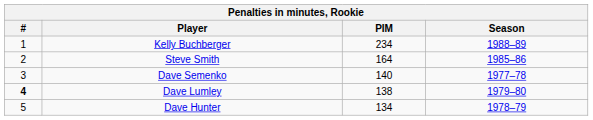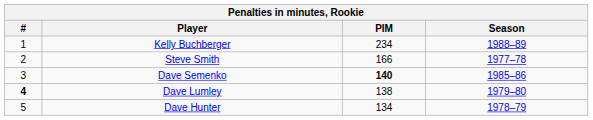(384, 60) 164 -> (384, 60) 166
(507, 60) 1985–86 -> (507, 60) 1977–78
(384, 76) normal -> (384, 76) bold
(507, 76) 1977–78 -> (507, 76) 1985–86
